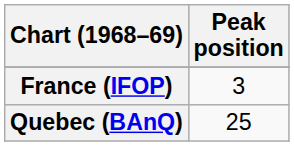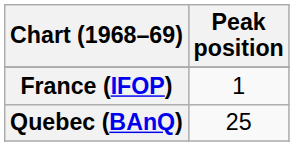(239, 85) 3 -> (239, 85) 1
